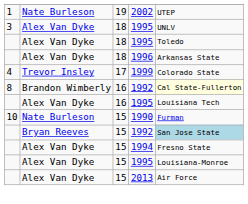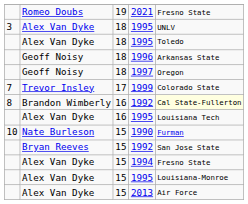- row: (121, 12)
+ row: (121, 12)
(58, 57) Alex Van Dyke -> (53, 57) Geoff Noisy
+ row: (121, 72)
(9, 72) 4 -> (9, 87) 7
(188, 132) lightblue background -> (188, 147) no background
